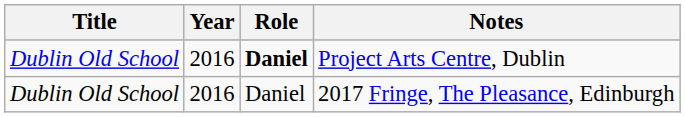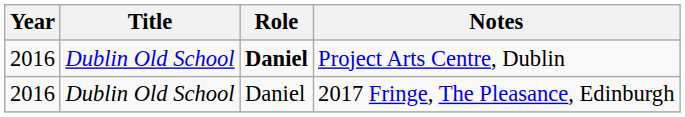columns swapped: (212, 22) <-> (94, 22)
